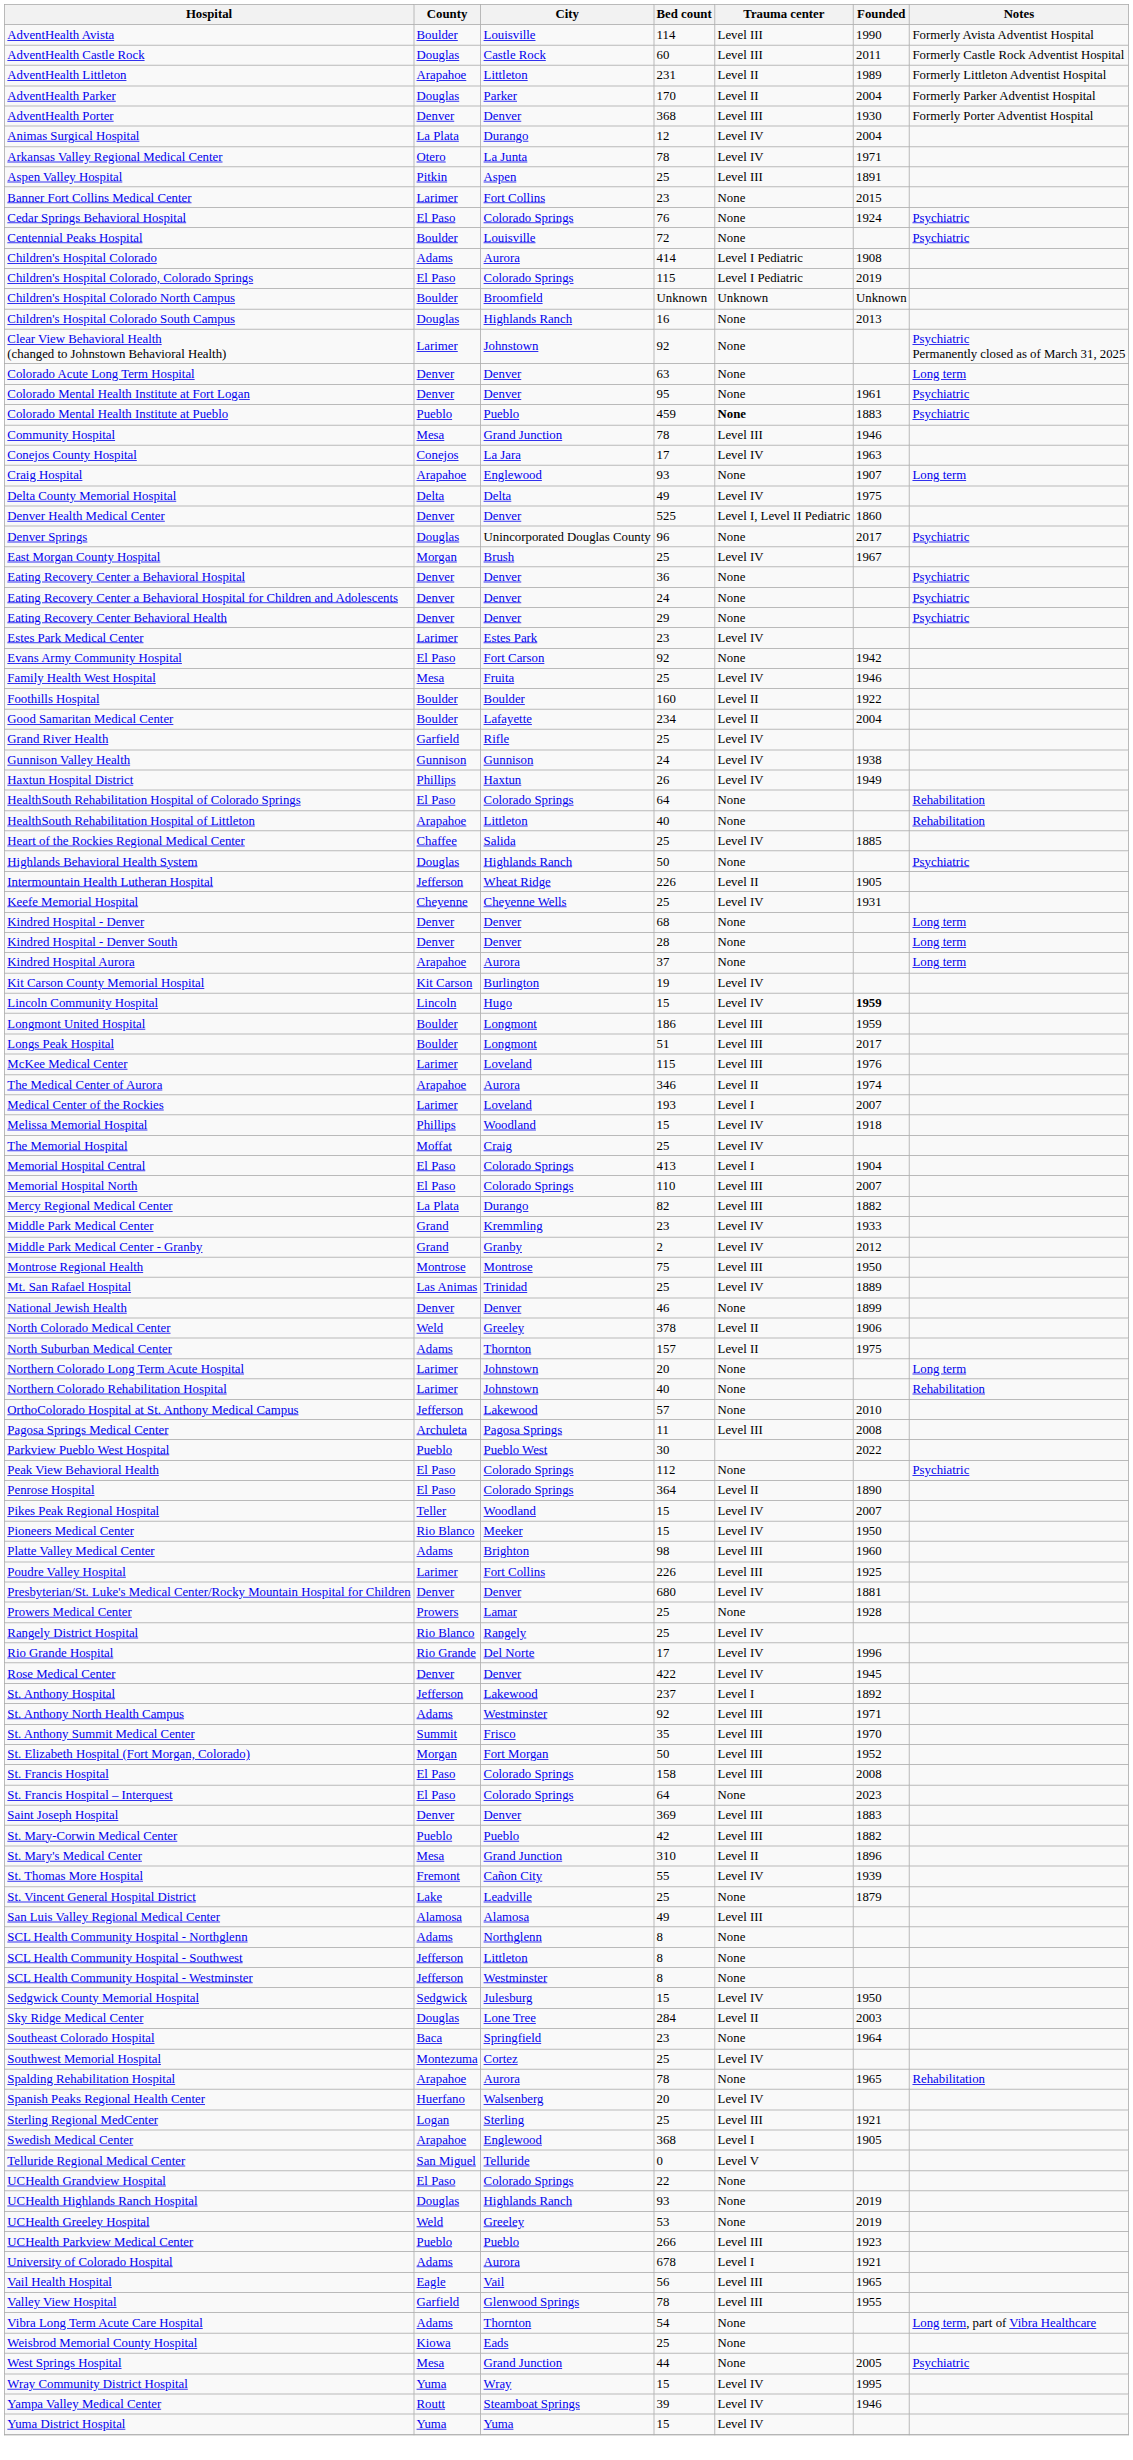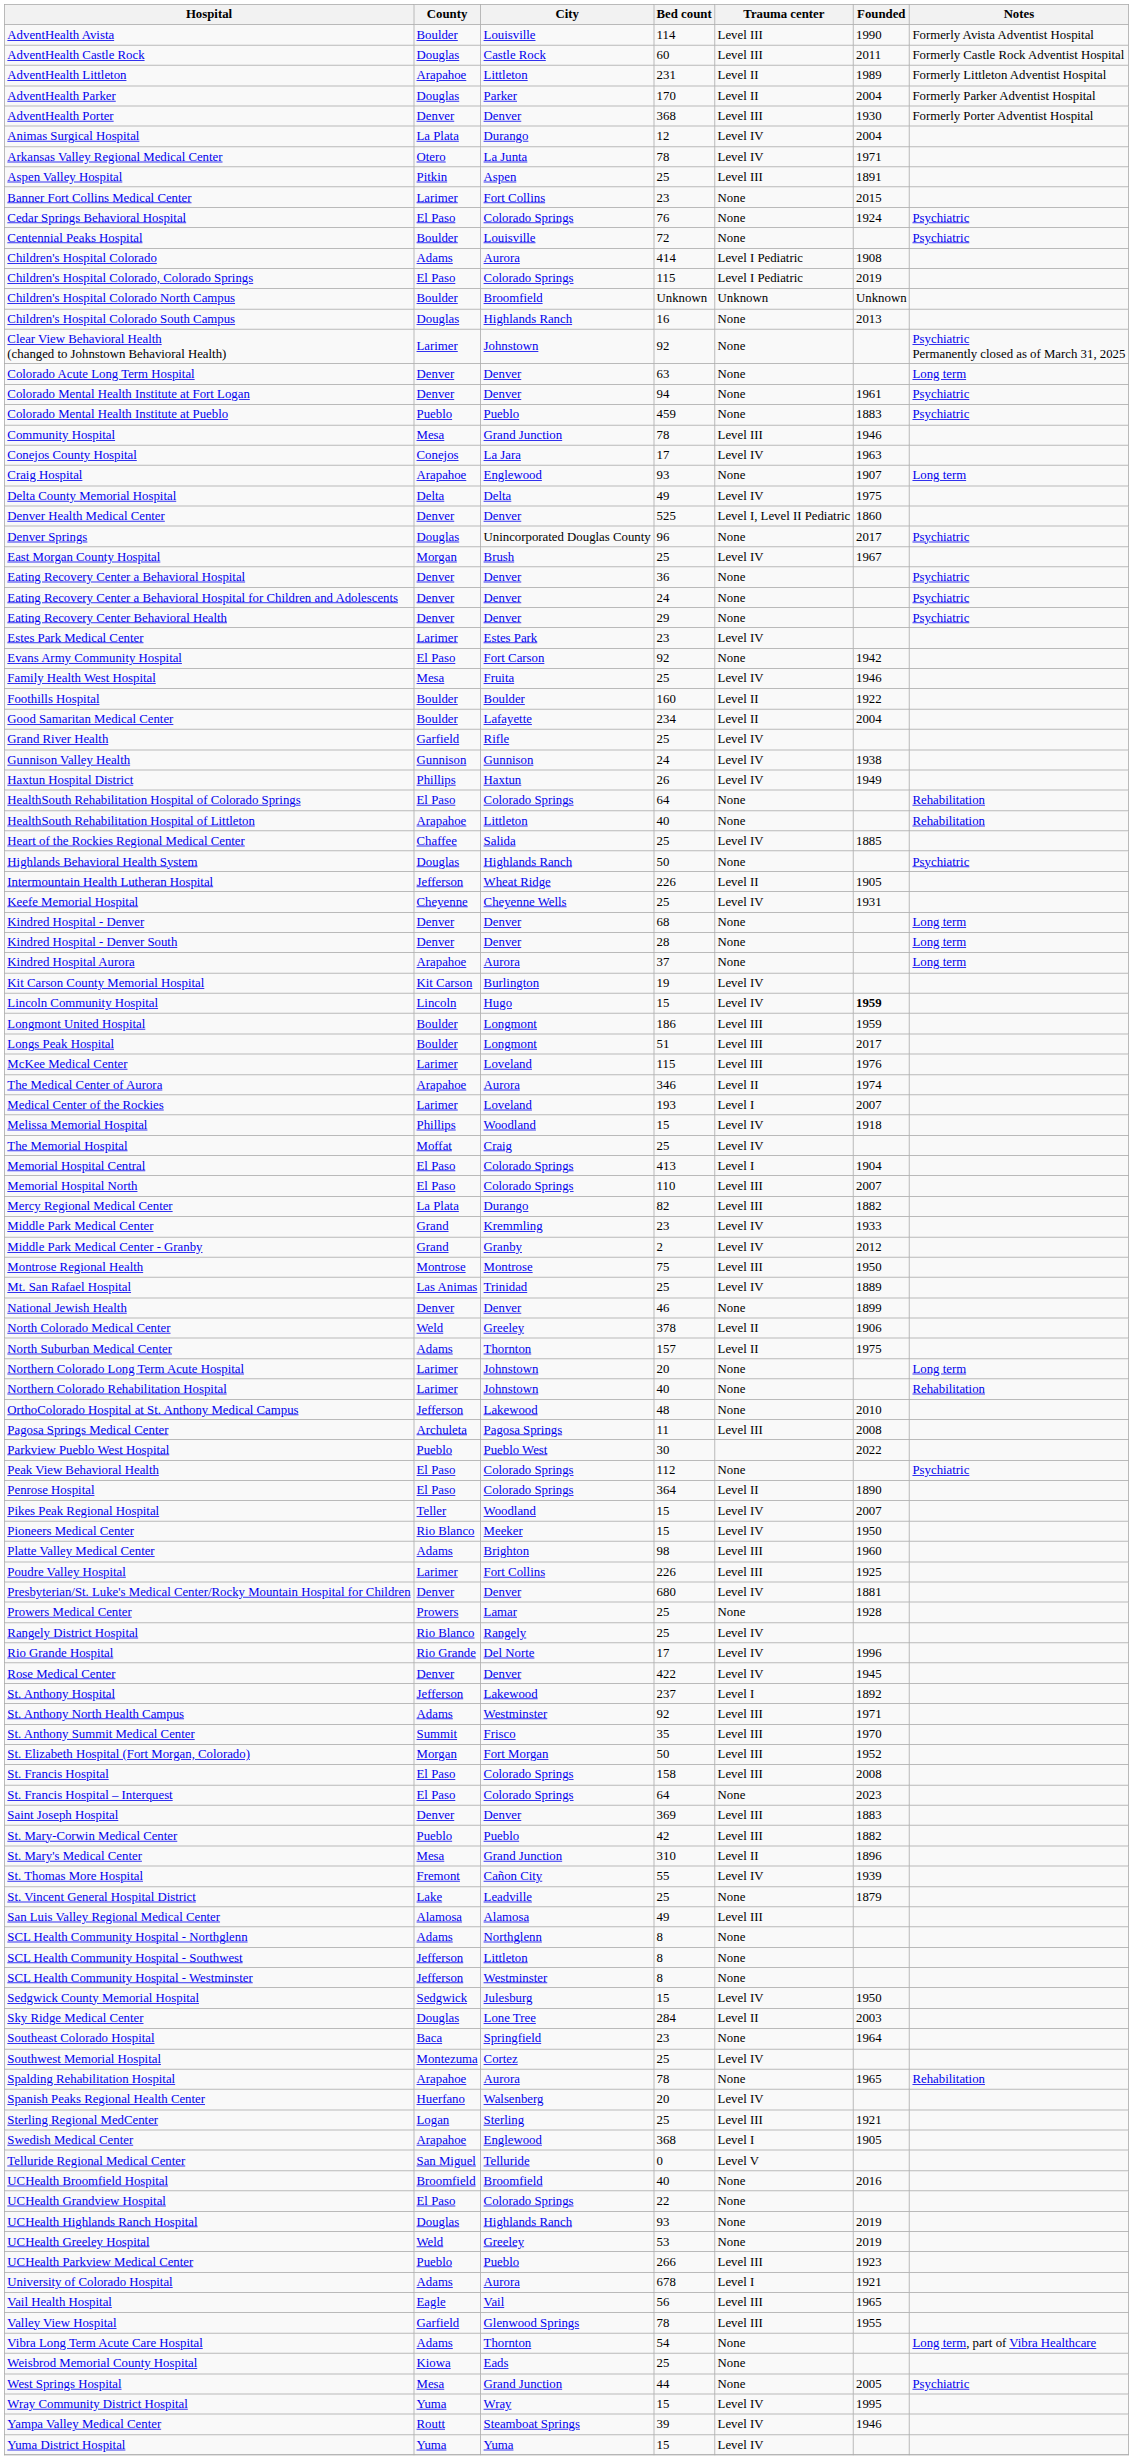(663, 394) 95 -> (663, 394) 94
(732, 414) bold -> (731, 414) normal
(663, 1409) 57 -> (663, 1409) 48
+ row: (88, 2180)
